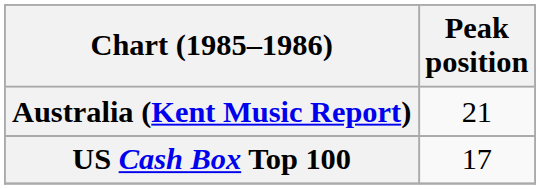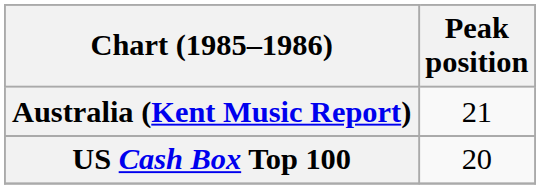(477, 159) 17 -> (477, 159) 20
